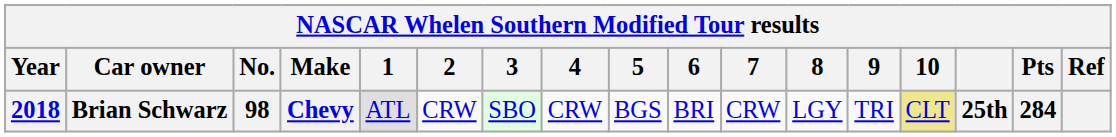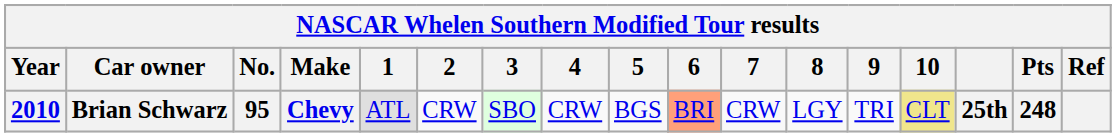(35, 110) 2018 -> (35, 110) 2010
(257, 110) 98 -> (257, 110) 95
(694, 110) no background -> (694, 110) lightsalmon background
(1038, 110) 284 -> (1038, 110) 248
